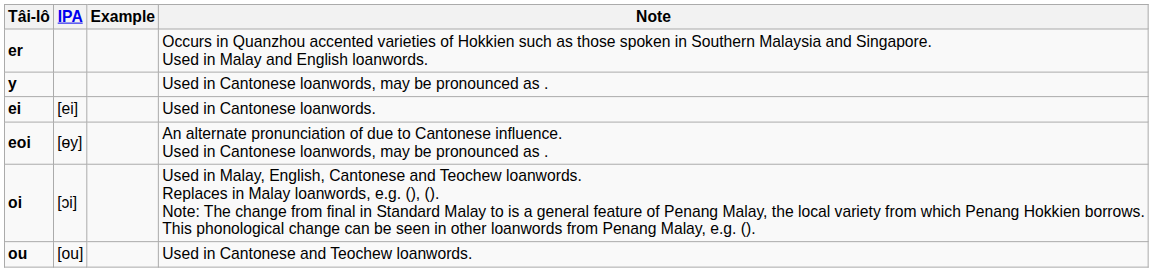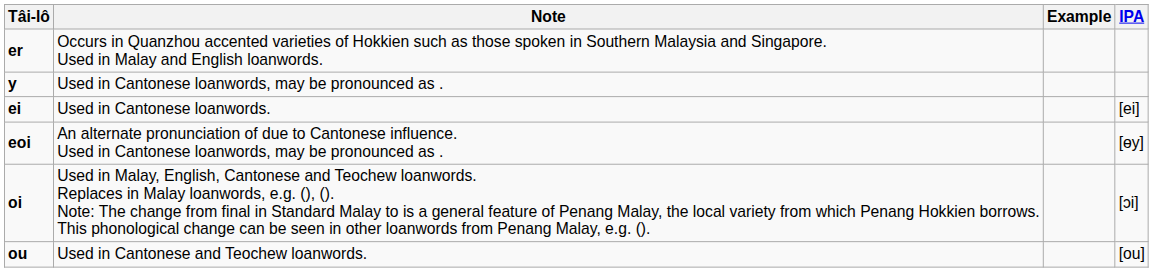columns swapped: (70, 16) <-> (654, 16)
